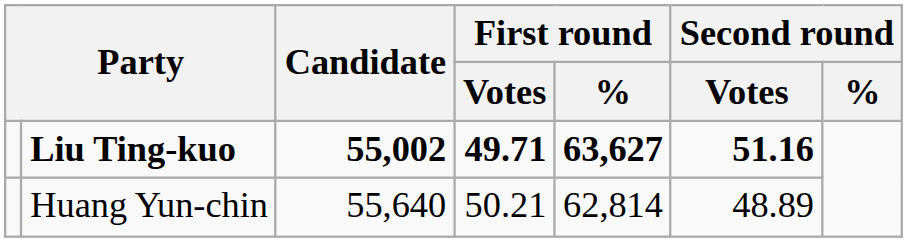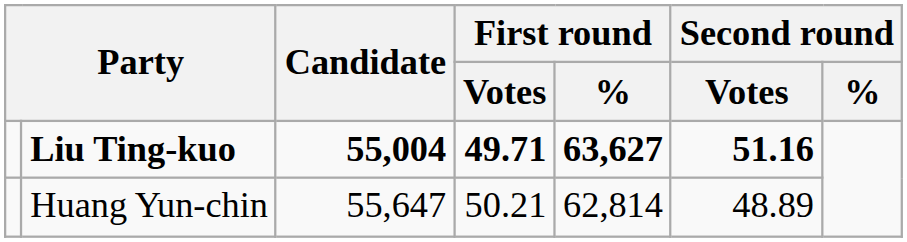(396, 148) 55,002 -> (396, 148) 55,004
(396, 206) 55,640 -> (396, 206) 55,647
